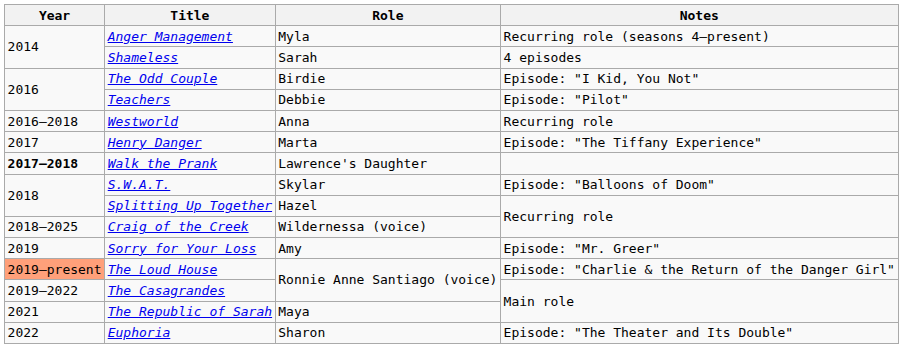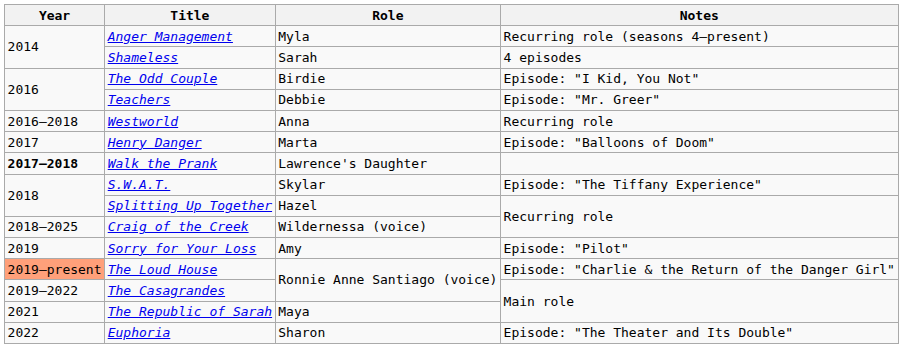(566, 100) Episode: "Pilot" -> (582, 100) Episode: "Mr. Greer"
(633, 142) Episode: "The Tiffany Experience" -> (609, 142) Episode: "Balloons of Doom"
(609, 185) Episode: "Balloons of Doom" -> (633, 185) Episode: "The Tiffany Experience"
(582, 248) Episode: "Mr. Greer" -> (566, 248) Episode: "Pilot"
